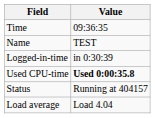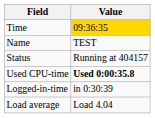(90, 27) no background -> (90, 27) gold background
rows swapped: (18, 89) <-> (37, 58)
